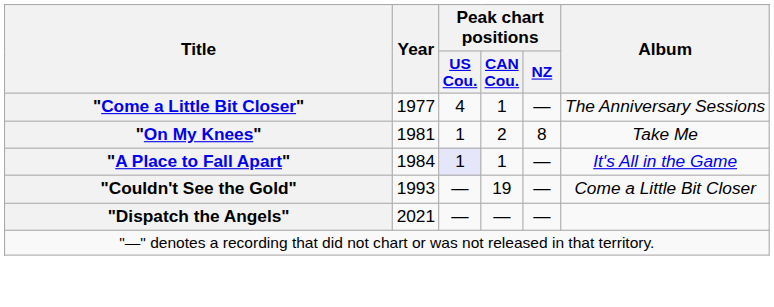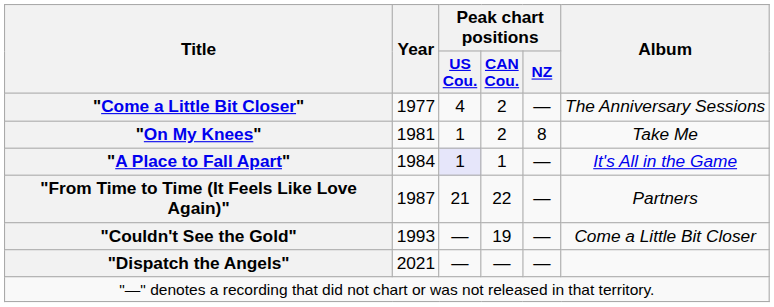(502, 106) 1 -> (502, 106) 2
+ row: (199, 198)
